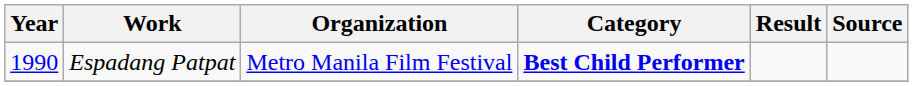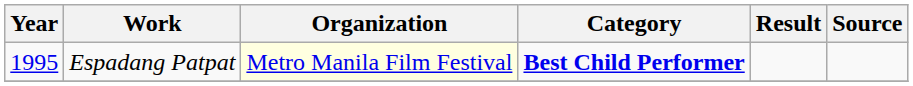(34, 61) 1990 -> (34, 61) 1995
(379, 61) no background -> (379, 61) lightyellow background
